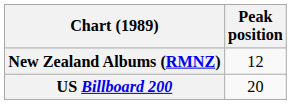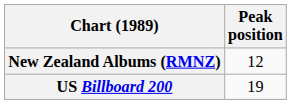(255, 86) 20 -> (255, 86) 19
